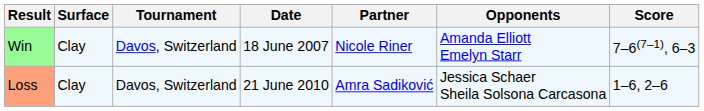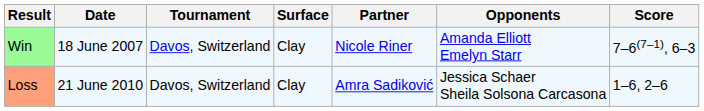columns swapped: (286, 15) <-> (83, 15)
